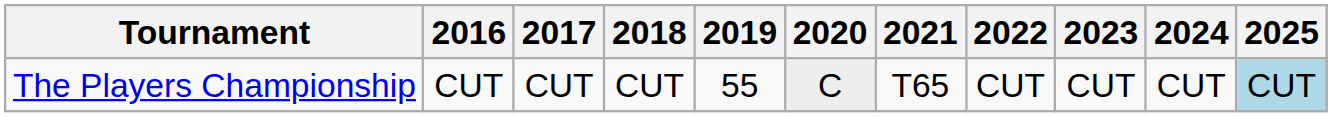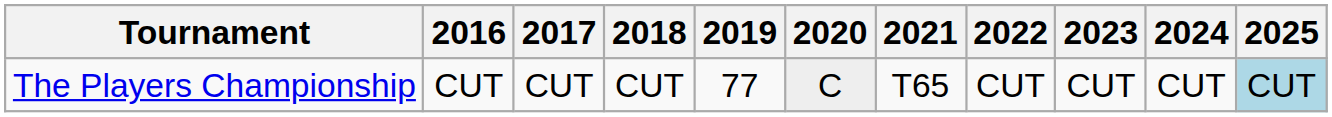(740, 85) 55 -> (740, 85) 77
